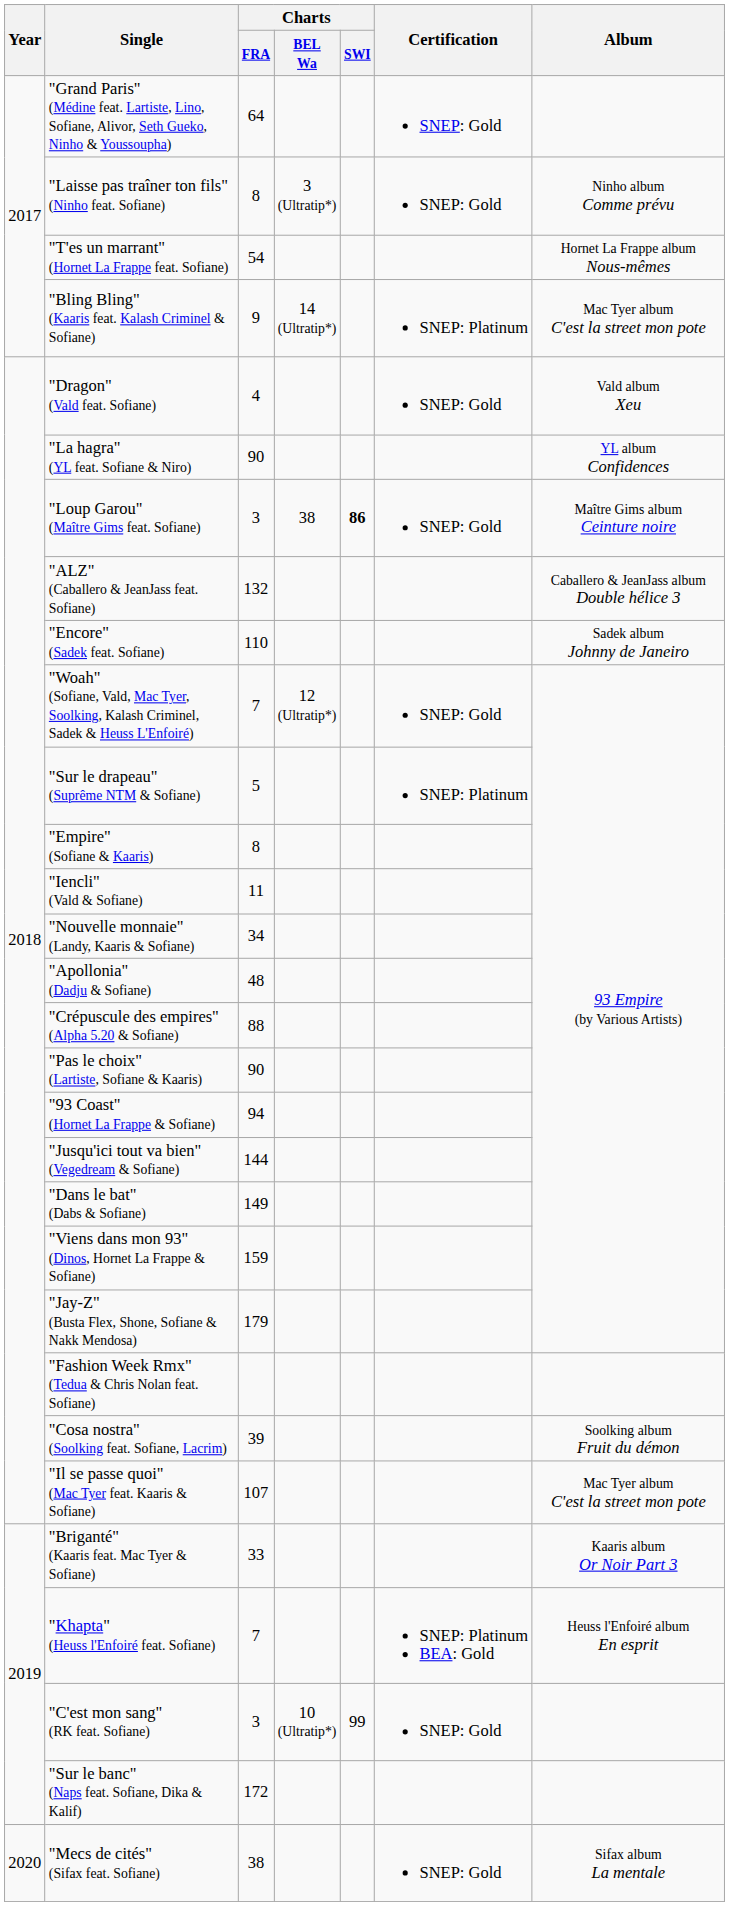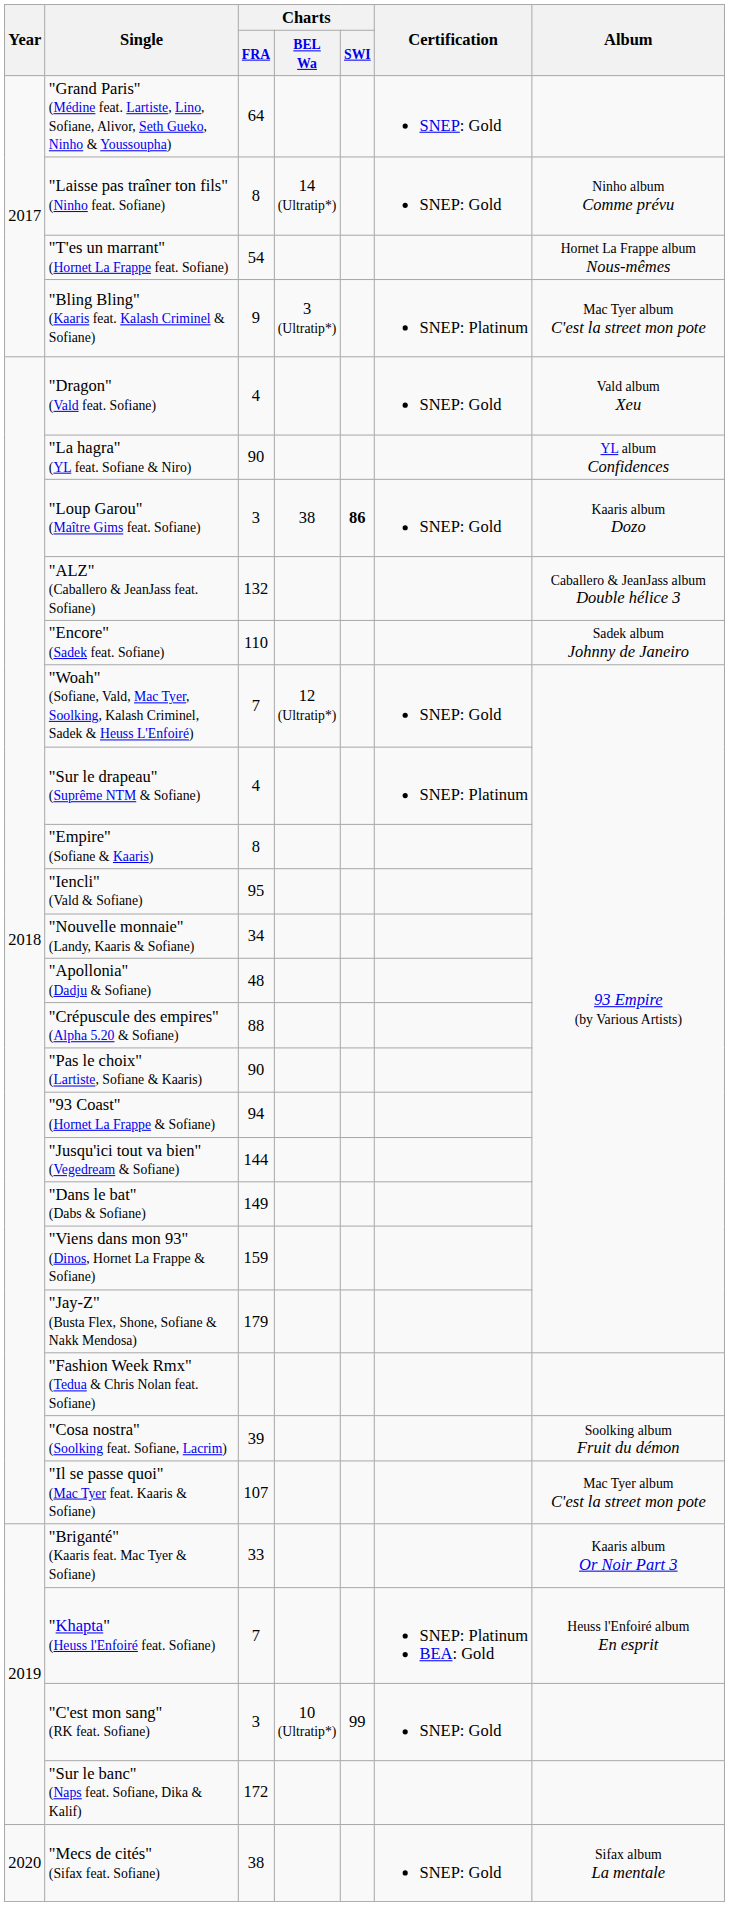(307, 195) 3 (Ultratip*) -> (307, 195) 14 (Ultratip*)
(307, 318) 14 (Ultratip*) -> (307, 318) 3 (Ultratip*)
(628, 519) Maître Gims album Ceinture noire -> (628, 519) Kaaris album Dozo
(256, 785) 5 -> (256, 785) 4
(256, 891) 11 -> (256, 891) 95
